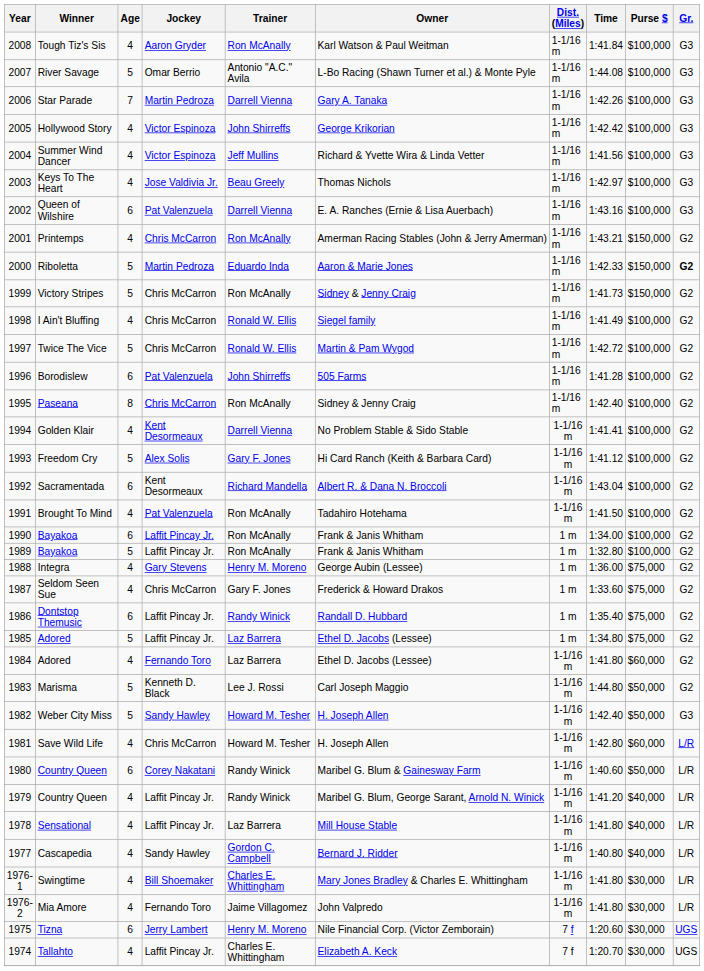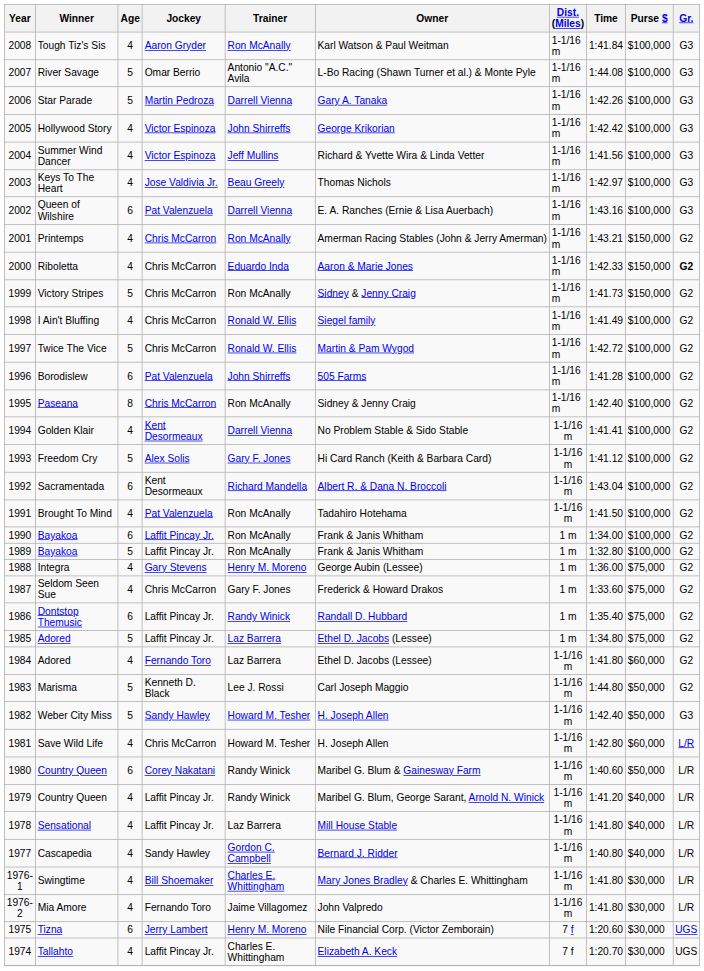(130, 101) 7 -> (130, 101) 5
(130, 266) 5 -> (130, 266) 4
(179, 266) Martin Pedroza -> (180, 266) Chris McCarron
